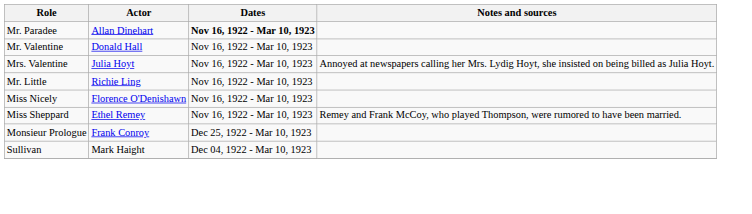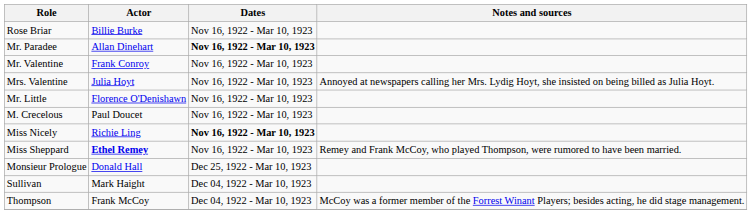+ row: (29, 30)
(117, 47) Donald Hall -> (120, 64) Frank Conroy
(116, 81) Richie Ling -> (139, 98) Florence O'Denishawn
+ row: (35, 116)
(139, 98) Florence O'Denishawn -> (116, 133) Richie Ling
(252, 98) normal -> (253, 133) bold
(118, 116) normal -> (120, 150) bold
(120, 133) Frank Conroy -> (117, 167) Donald Hall
+ row: (29, 201)
